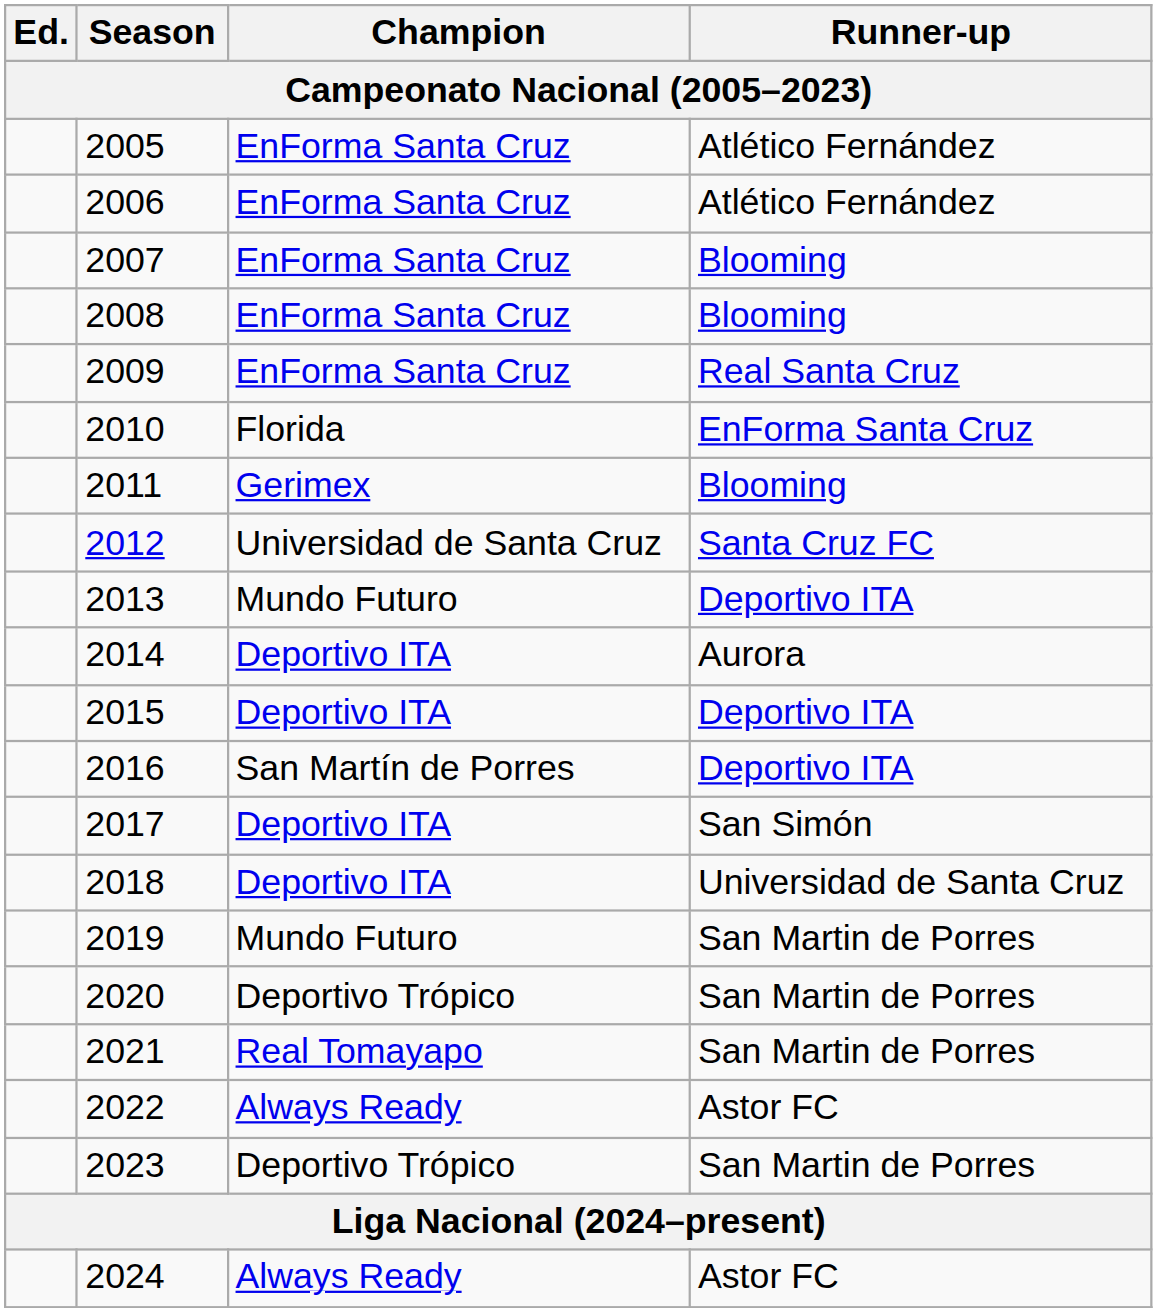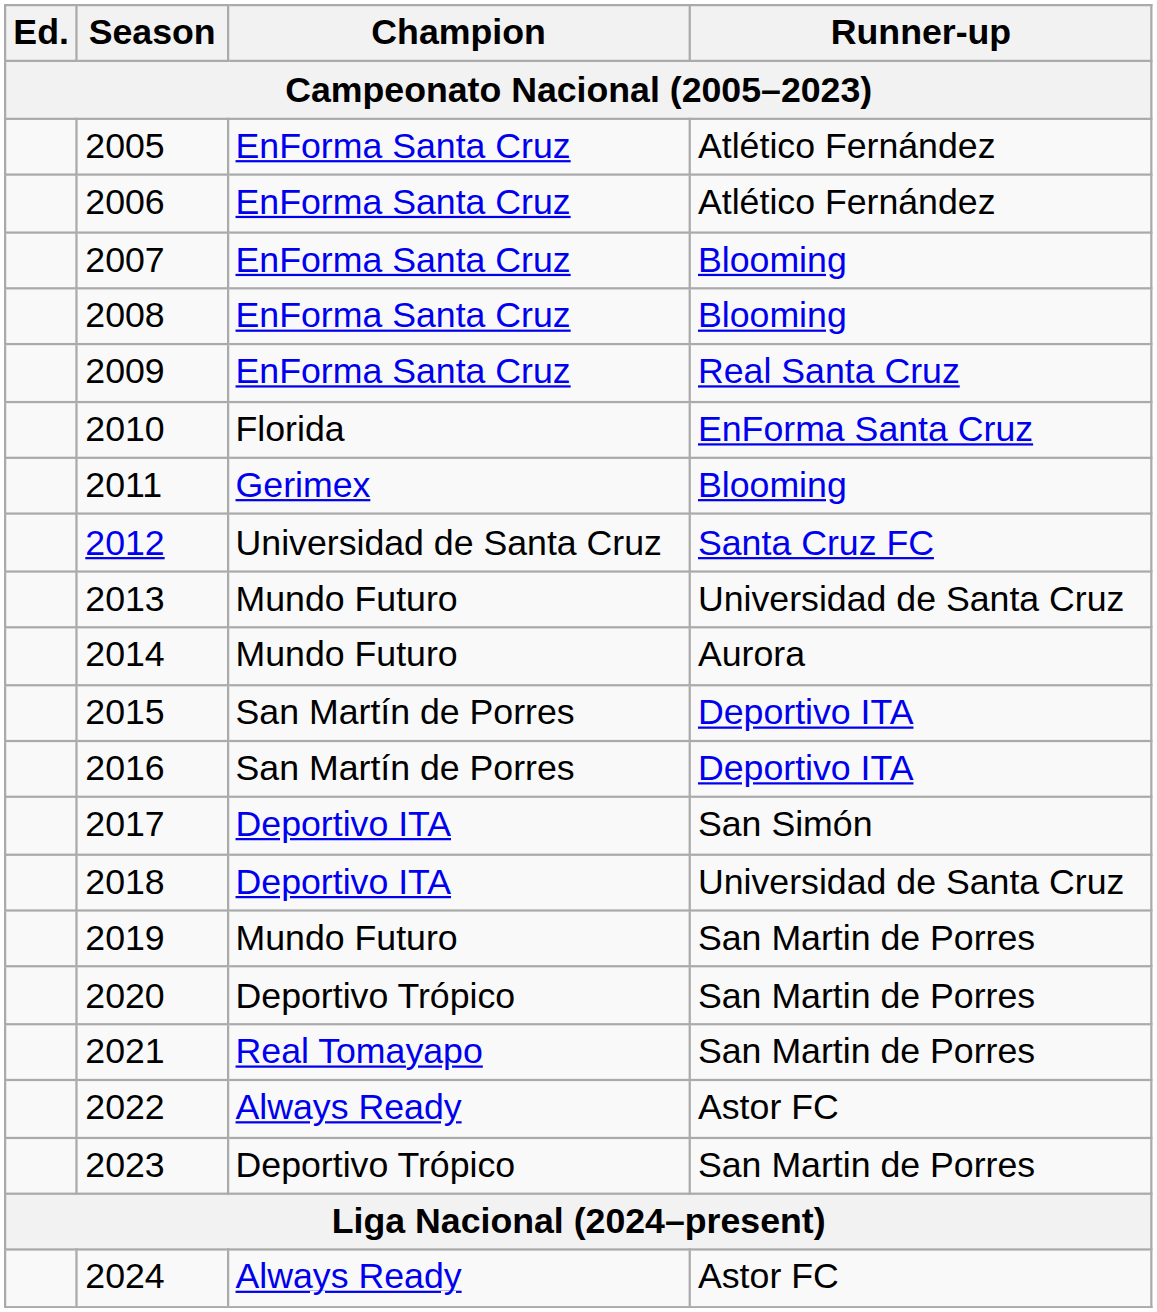(806, 598) Deportivo ITA -> (911, 598) Universidad de Santa Cruz
(343, 655) Deportivo ITA -> (347, 655) Mundo Futuro
(343, 711) Deportivo ITA -> (405, 711) San Martín de Porres
